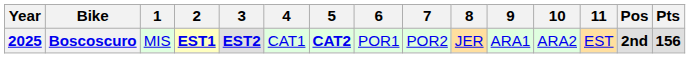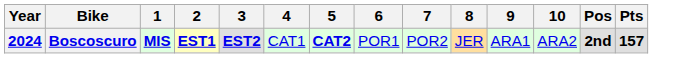- column: (599, 16)
(25, 40) 2025 -> (25, 40) 2024
(157, 40) normal -> (157, 40) bold
(668, 40) 156 -> (632, 40) 157
